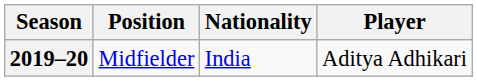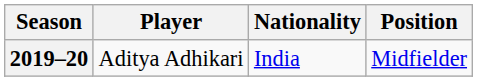columns swapped: (395, 22) <-> (146, 22)
